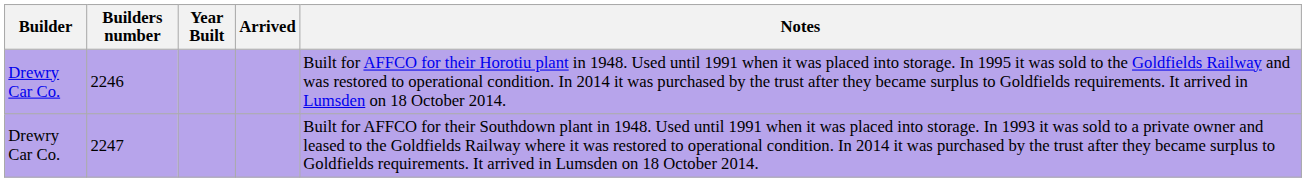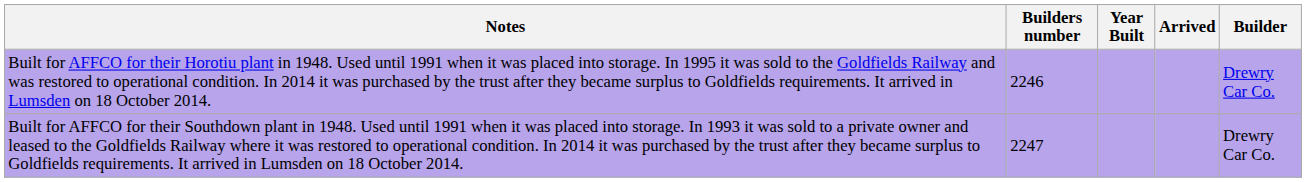columns swapped: (46, 27) <-> (800, 27)
